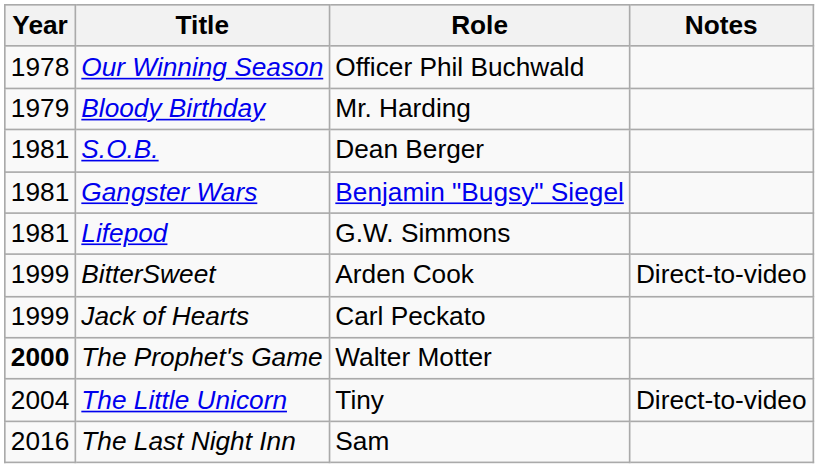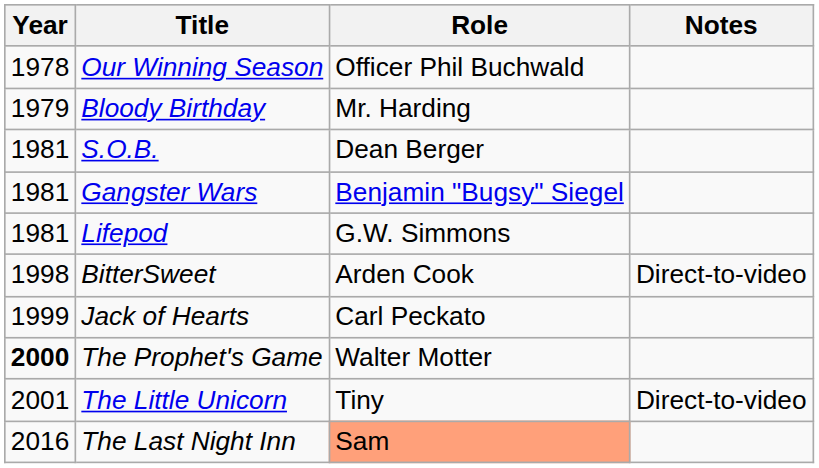(40, 274) 1999 -> (40, 274) 1998
(40, 399) 2004 -> (40, 399) 2001
(362, 441) no background -> (362, 441) lightsalmon background
